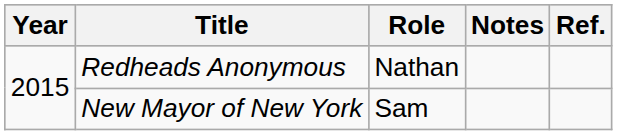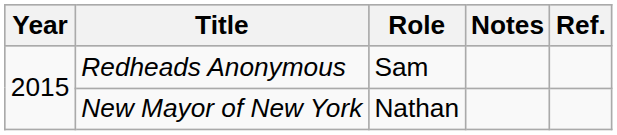(417, 66) Nathan -> (401, 66) Sam
(401, 108) Sam -> (417, 108) Nathan
